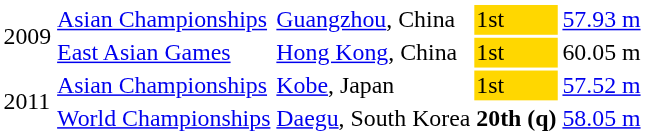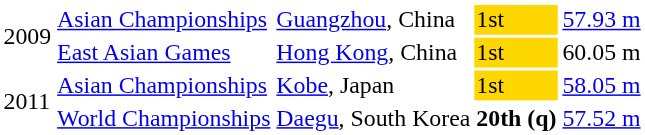(602, 85) 57.52 m -> (602, 85) 58.05 m
(602, 117) 58.05 m -> (602, 117) 57.52 m
